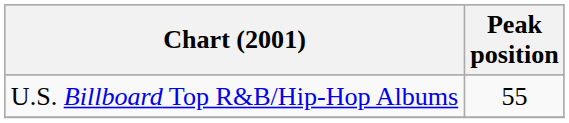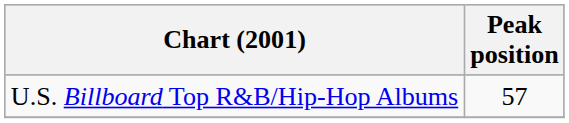(514, 95) 55 -> (514, 95) 57
